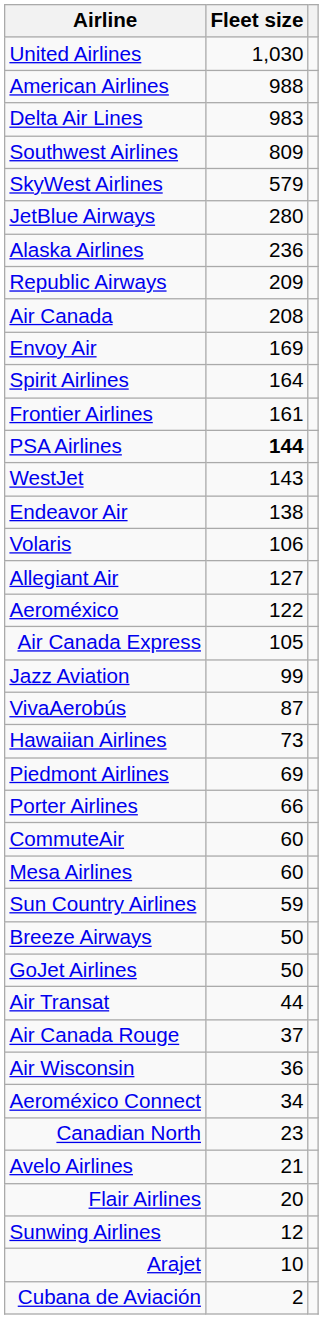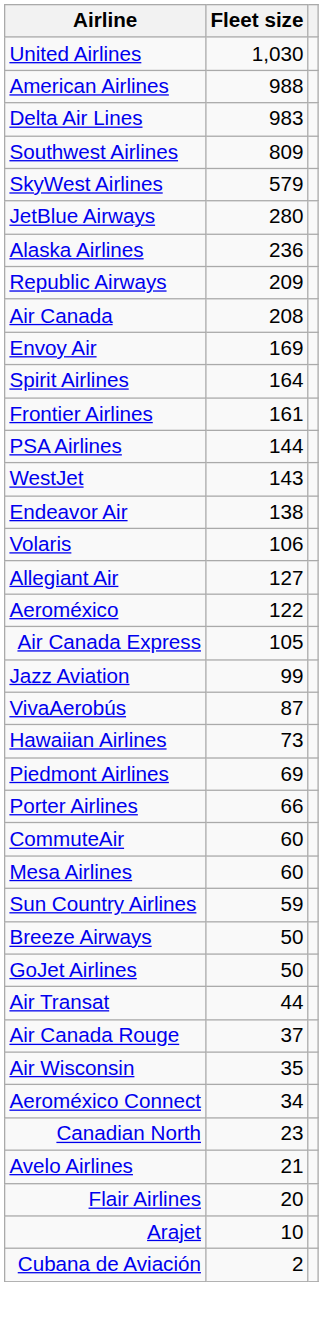(286, 446) bold -> (286, 446) normal
(292, 1068) 36 -> (292, 1068) 35
- row: (85, 1232)
